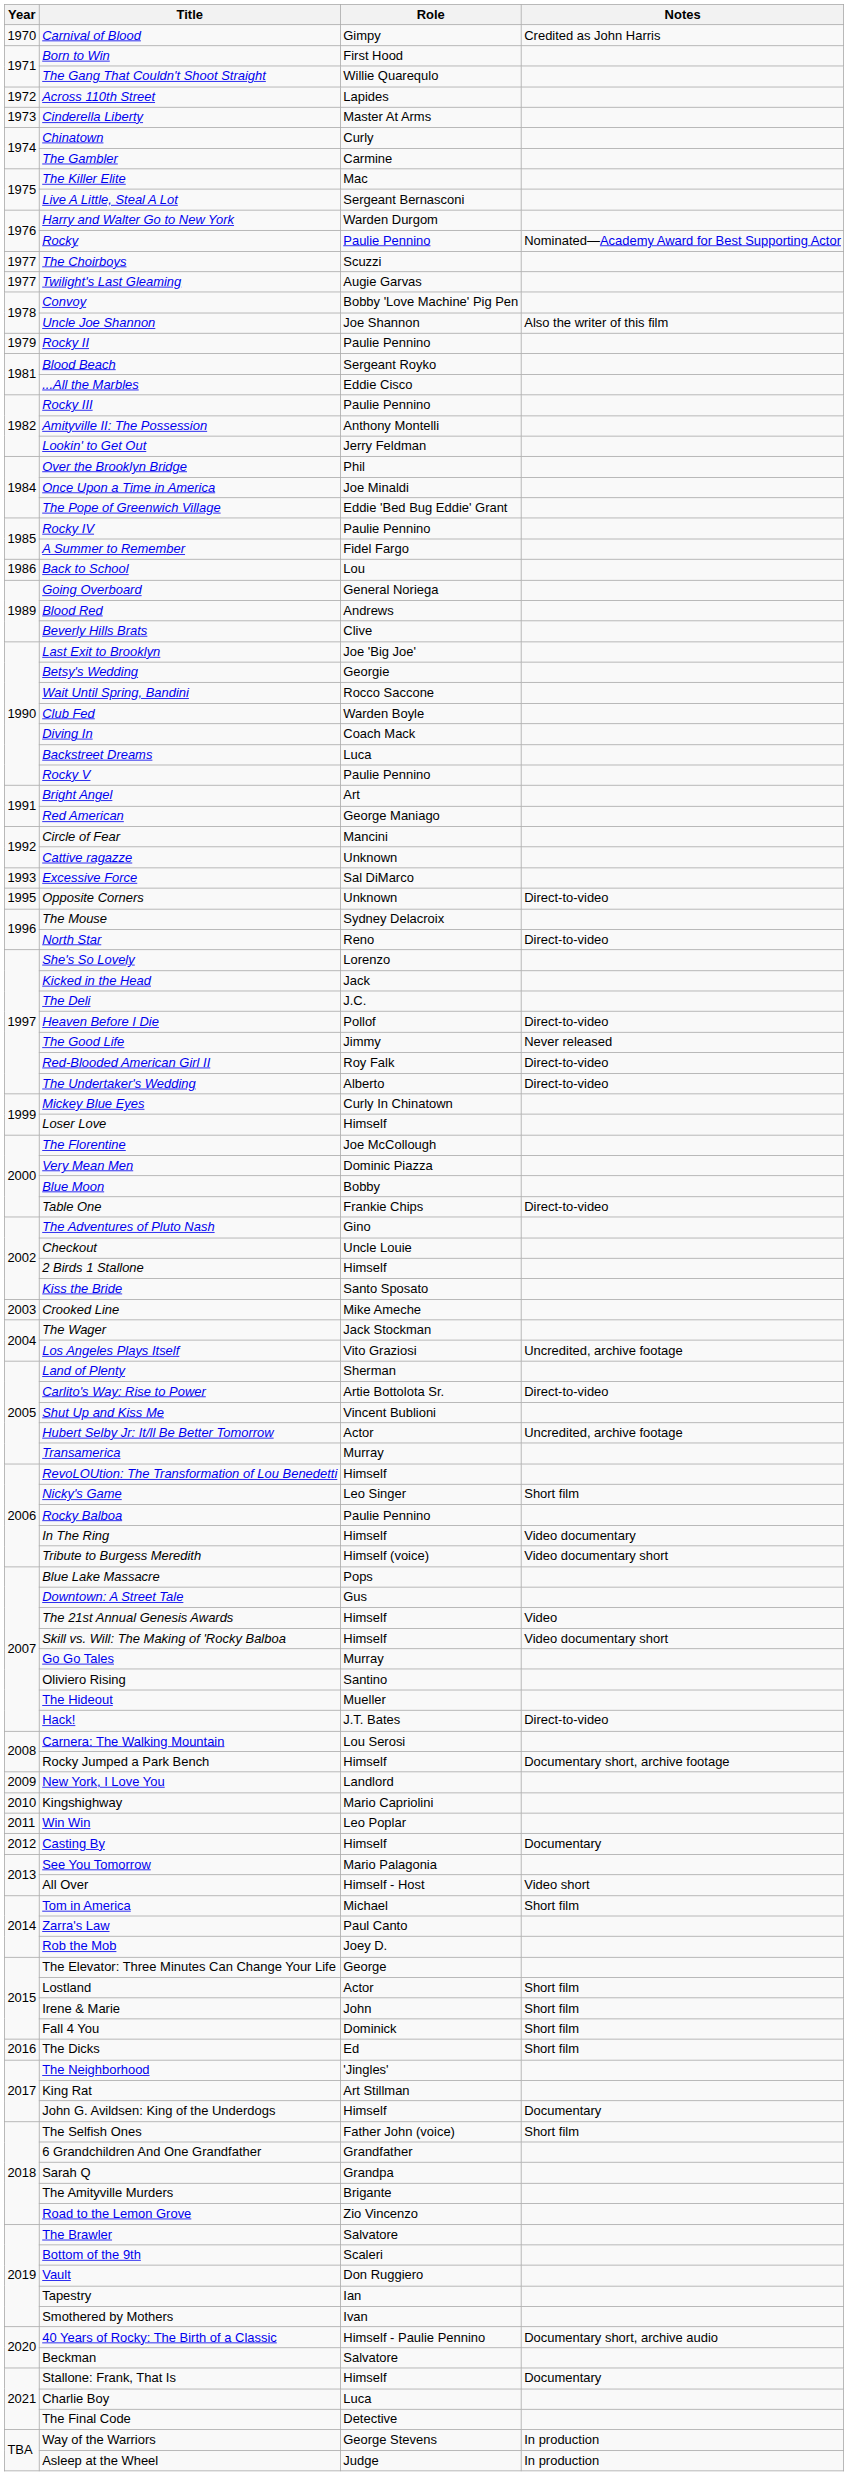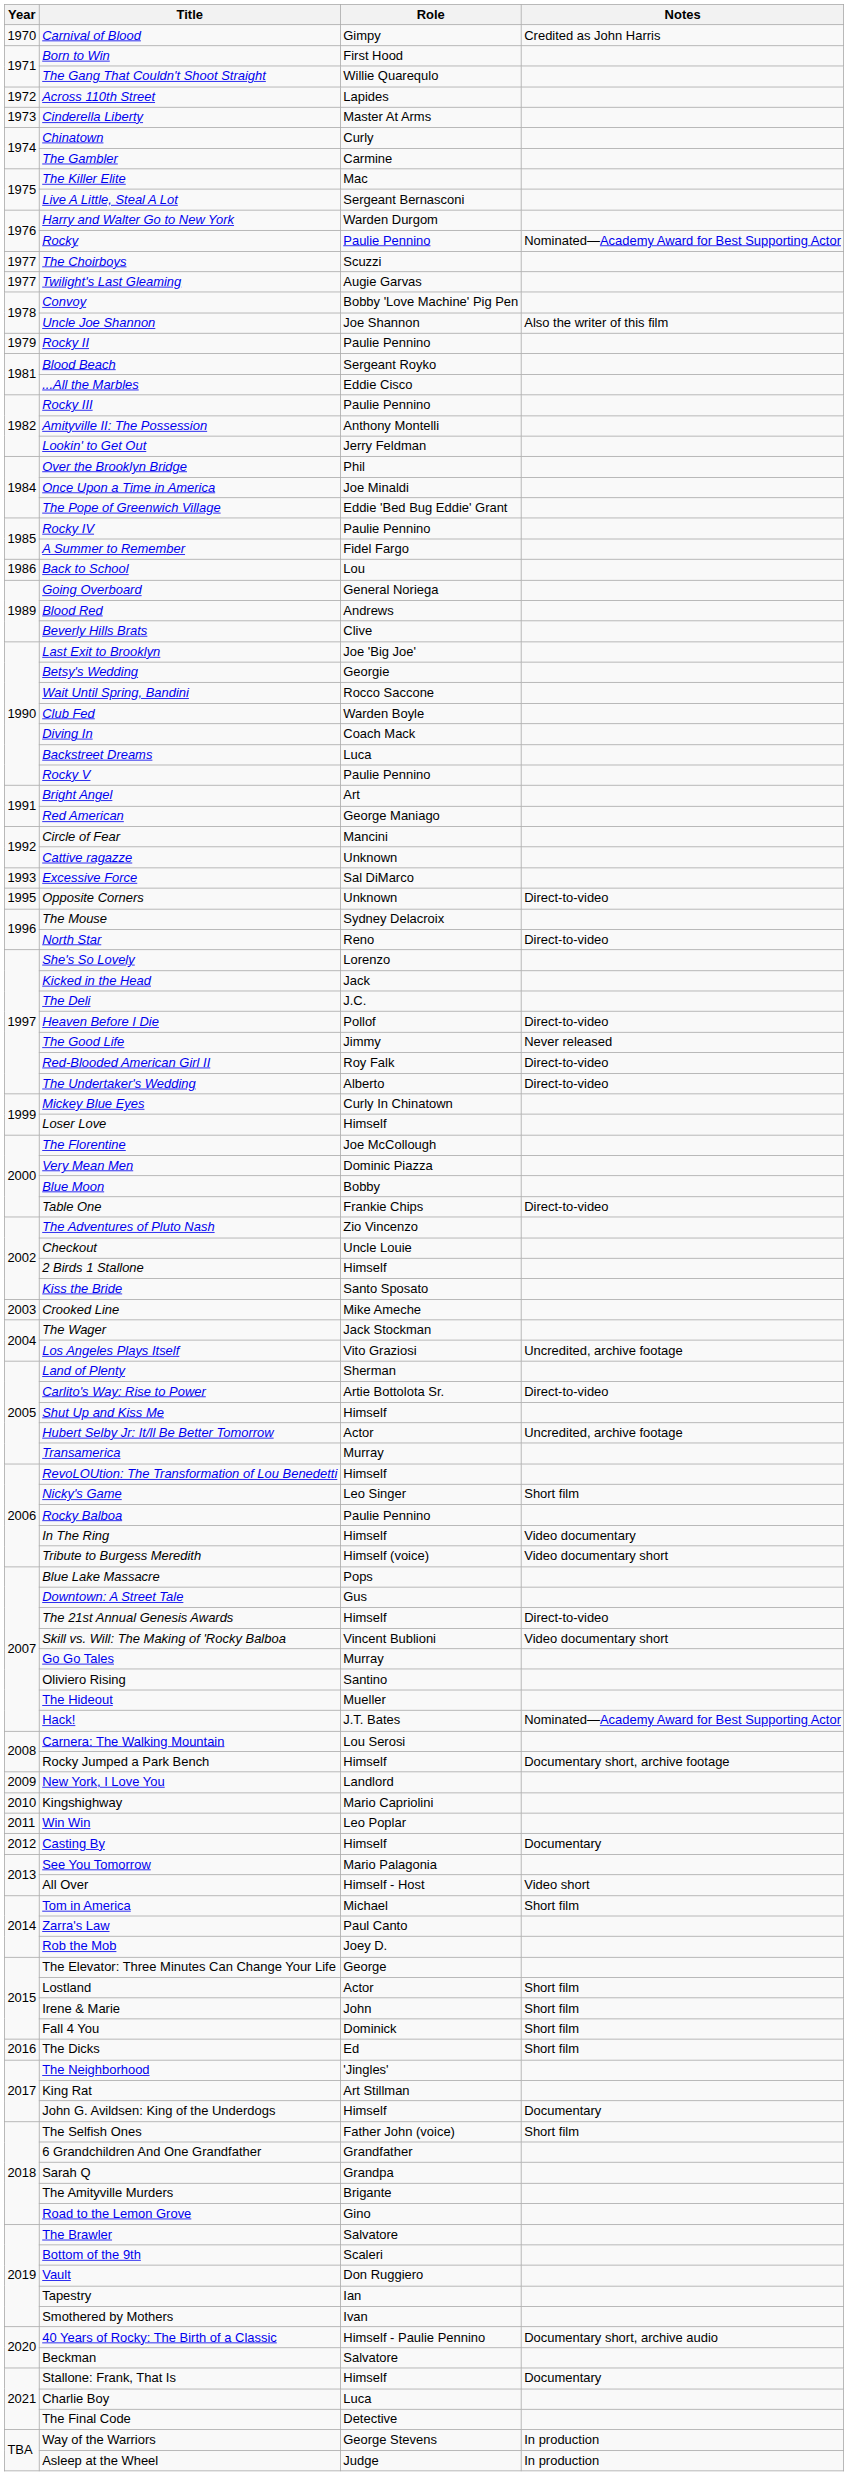(357, 1227) Gino -> (381, 1227) Zio Vincenzo
(390, 1412) Vincent Bublioni -> (365, 1412) Himself
(541, 1617) Video -> (566, 1617) Direct-to-video
(365, 1638) Himself -> (390, 1638) Vincent Bublioni
(566, 1720) Direct-to-video -> (683, 1720) Nominated—Academy Award for Best Supporting Actor
(381, 2214) Zio Vincenzo -> (357, 2214) Gino
